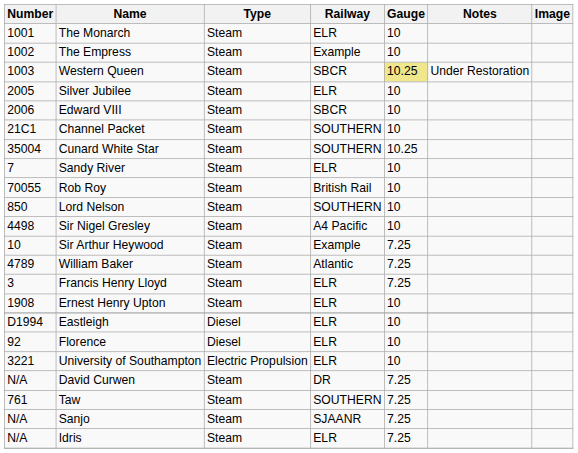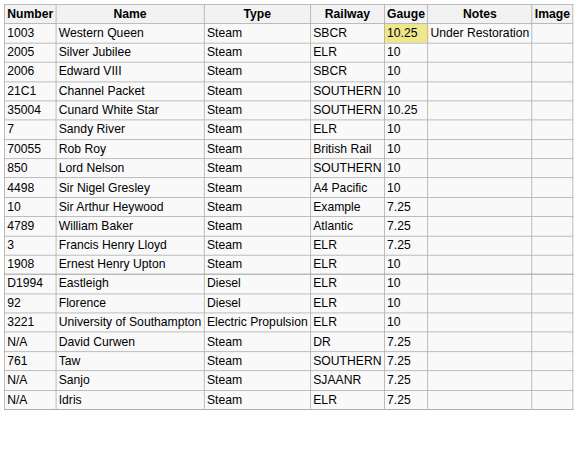- row: (95, 33)
- row: (95, 52)
